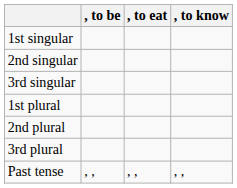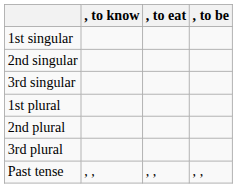columns swapped: (102, 15) <-> (201, 15)
